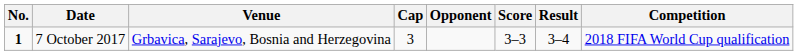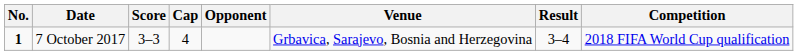columns swapped: (261, 15) <-> (515, 15)
(410, 38) 3 -> (185, 38) 4
